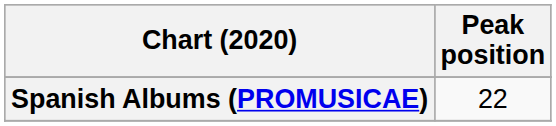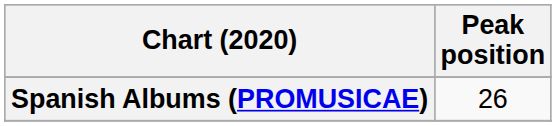(493, 98) 22 -> (493, 98) 26
